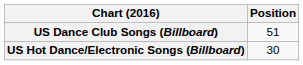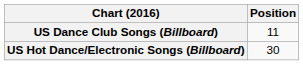(273, 32) 51 -> (273, 32) 11
